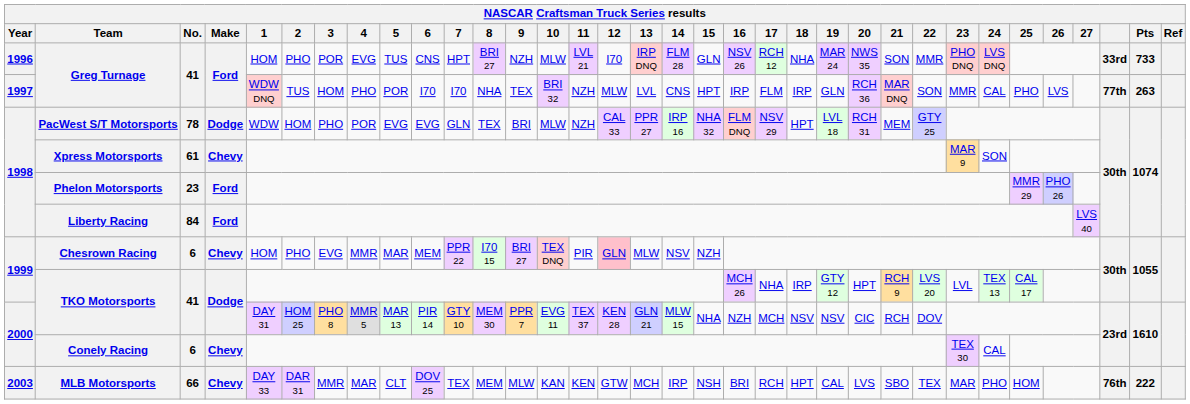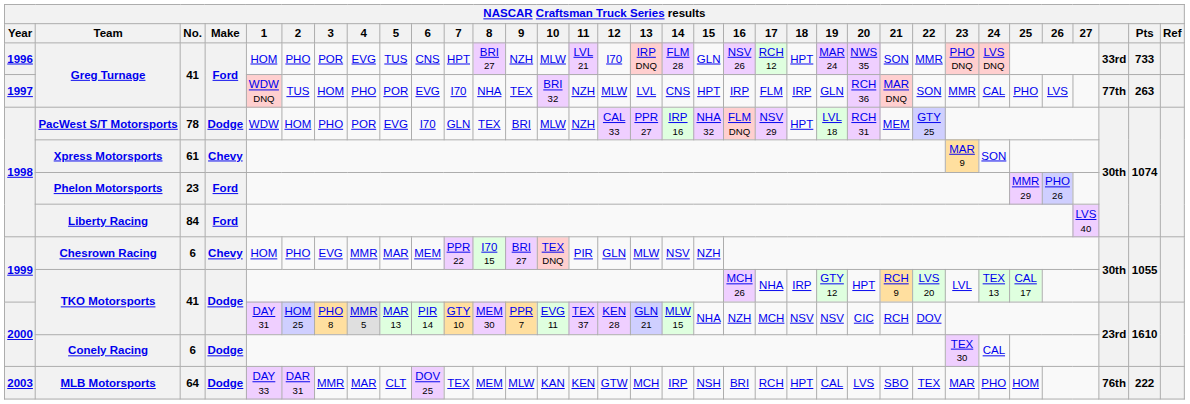(802, 59) NHA -> (802, 59) HPT
(428, 91) I70 -> (428, 91) EVG
(428, 124) EVG -> (428, 124) I70
(614, 253) pink background -> (614, 253) no background
(225, 351) Chevy -> (225, 351) Dodge
(193, 383) 66 -> (193, 383) 64
(225, 383) Chevy -> (225, 383) Dodge
